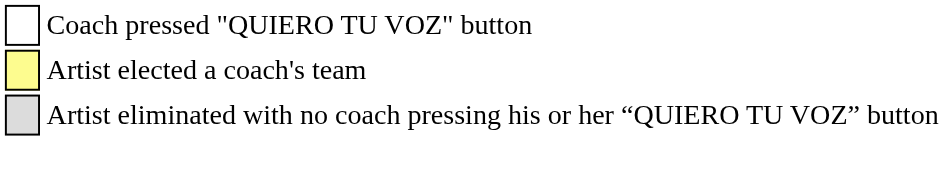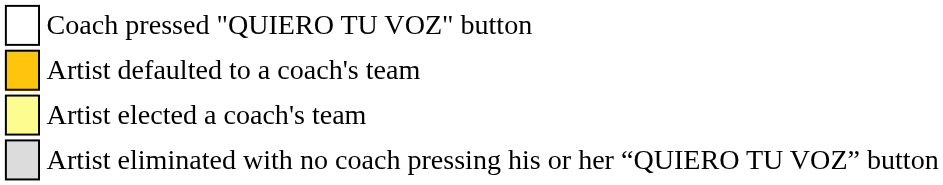+ row: (233, 69)
